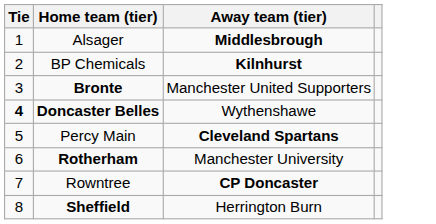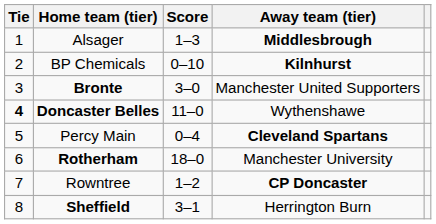+ column: (187, 16)
